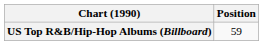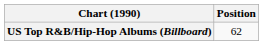(236, 31) 59 -> (236, 31) 62
